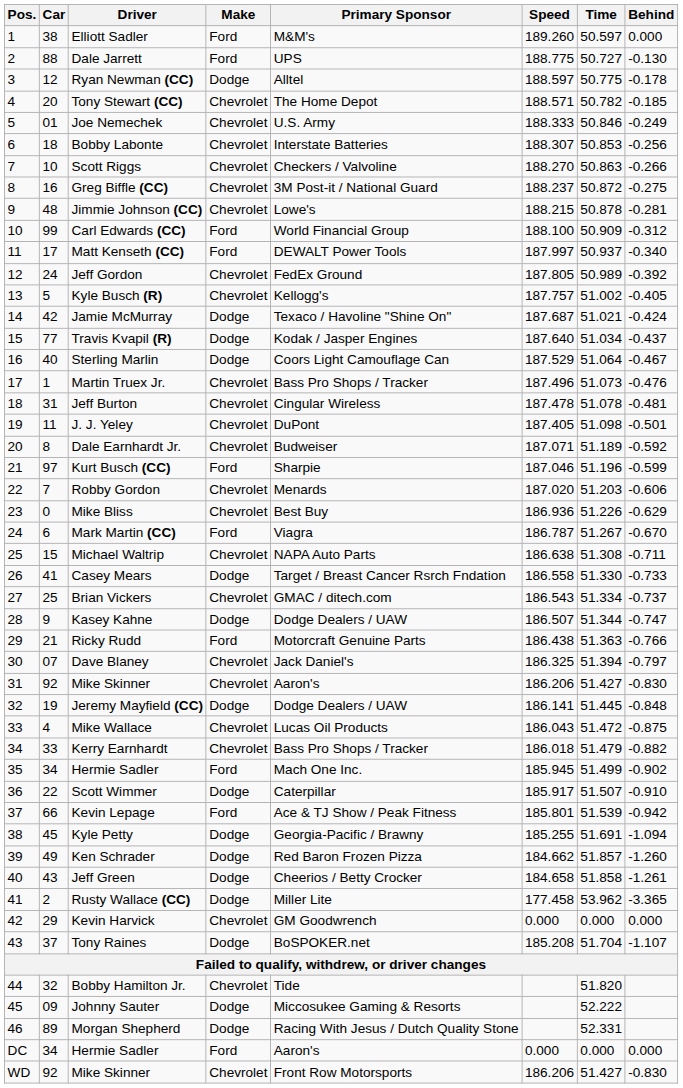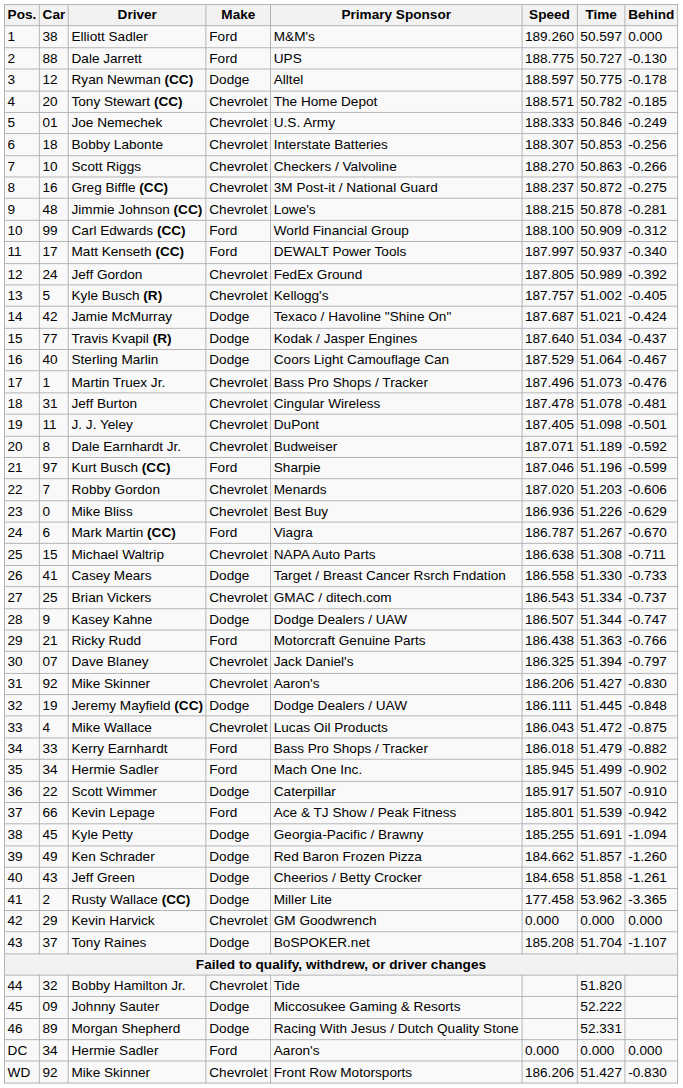(550, 705) 186.141 -> (548, 705) 186.111
(238, 748) Chevrolet -> (223, 748) Ford
